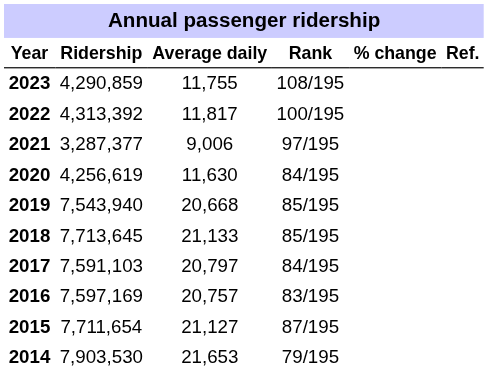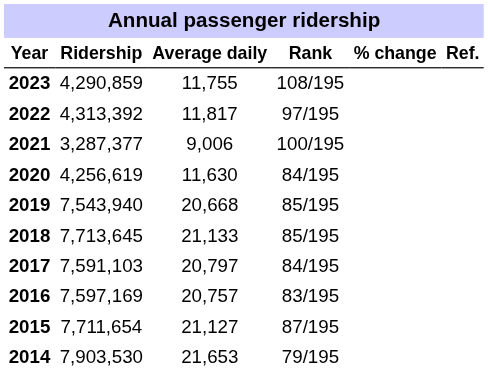(310, 113) 100/195 -> (310, 113) 97/195
(310, 144) 97/195 -> (310, 144) 100/195
